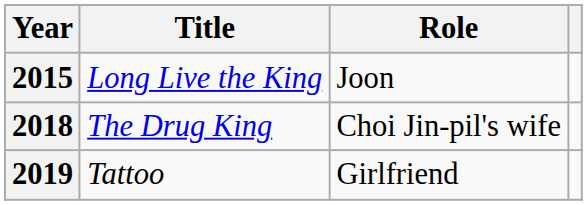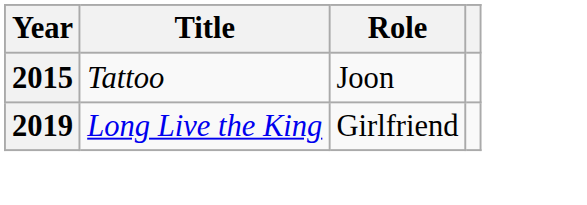(205, 77) Long Live the King -> (126, 77) Tattoo
- row: (43, 125)
(126, 174) Tattoo -> (205, 125) Long Live the King
